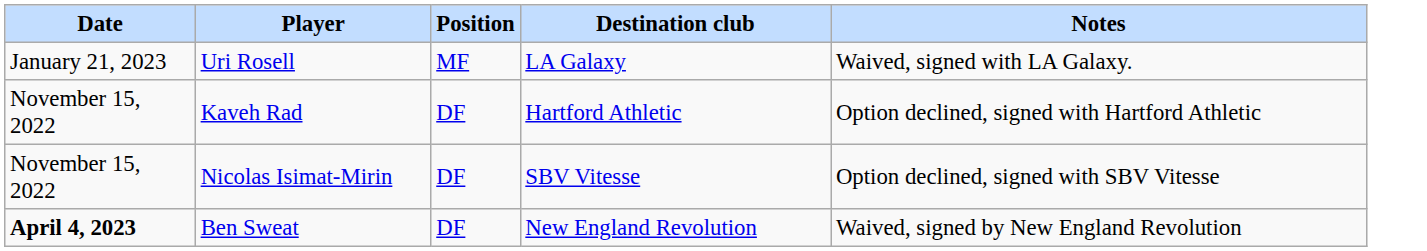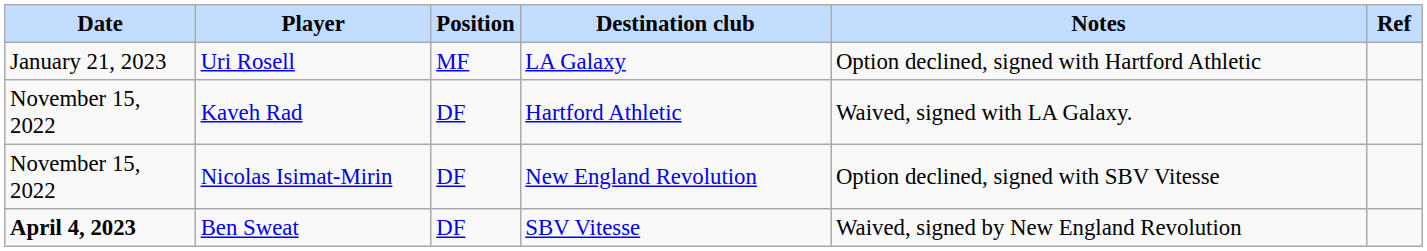+ column: (1394, 23)
(984, 61) Waived, signed with LA Galaxy. -> (1048, 61) Option declined, signed with Hartford Athletic
(1048, 112) Option declined, signed with Hartford Athletic -> (984, 112) Waived, signed with LA Galaxy.
(583, 176) SBV Vitesse -> (641, 176) New England Revolution
(641, 227) New England Revolution -> (583, 227) SBV Vitesse
